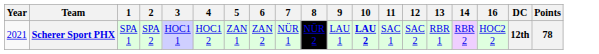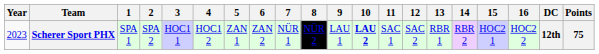+ column: (492, 12)
(17, 34) 2021 -> (17, 34) 2023
(548, 34) 78 -> (579, 34) 75
